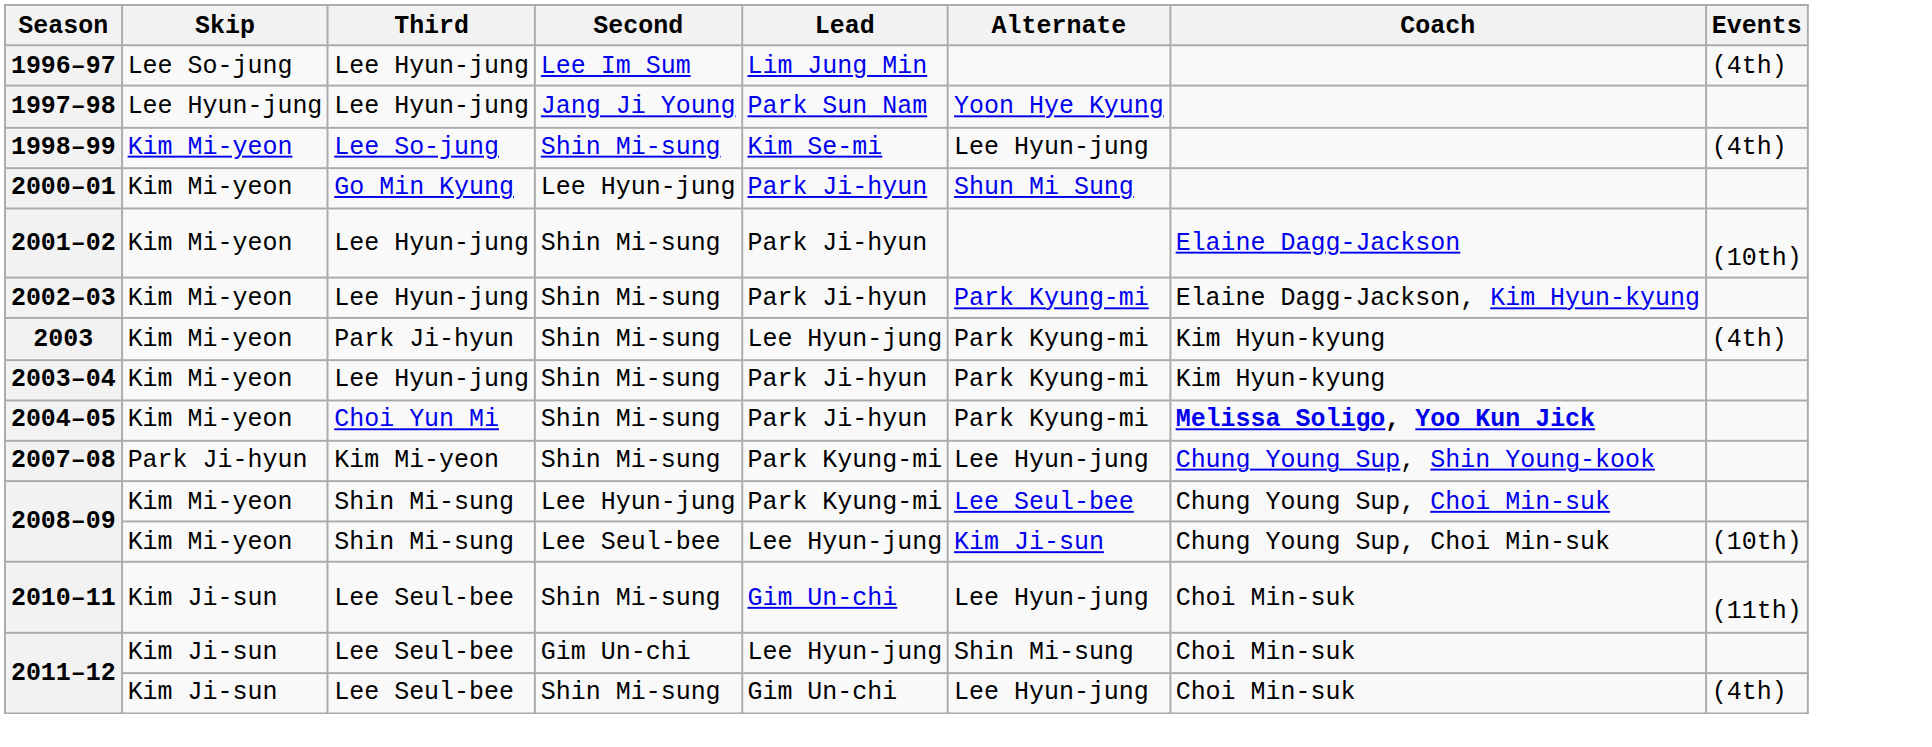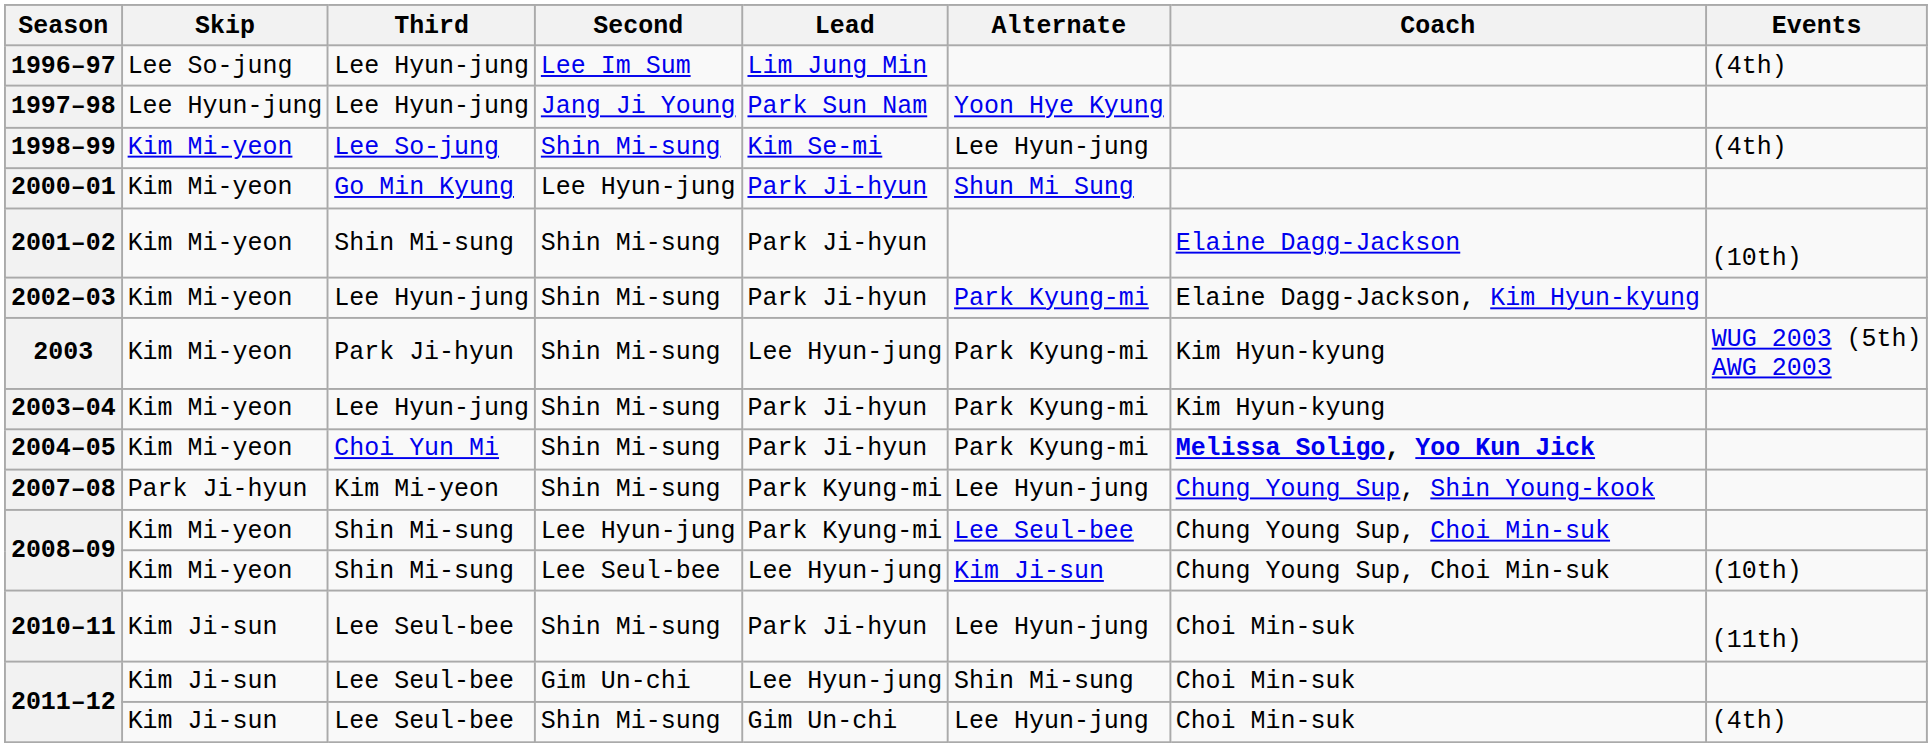(432, 243) Lee Hyun-jung -> (424, 243) Shin Mi-sung
(1749, 339) (4th) -> (1817, 353) WUG 2003 (5th) AWG 2003
(822, 597) Gim Un-chi -> (837, 626) Park Ji-hyun
